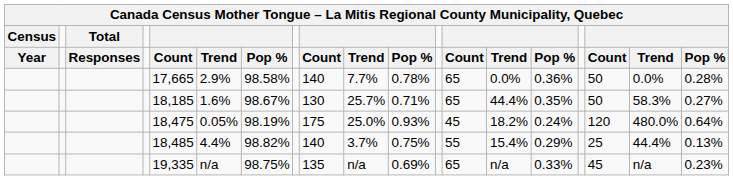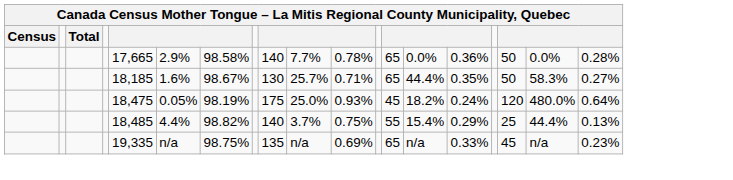- row: (32, 57)
